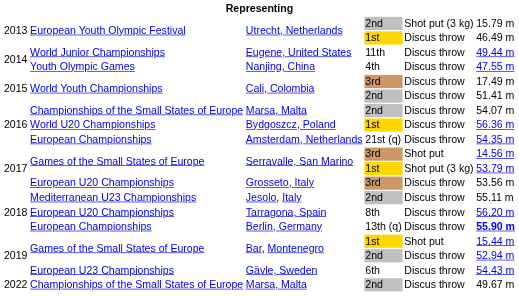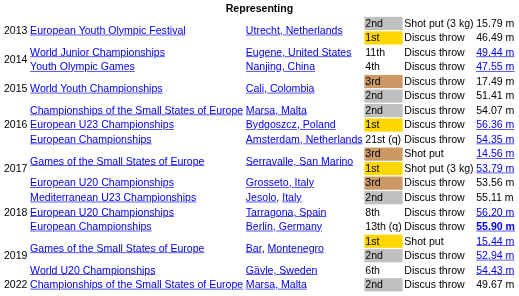(93, 125) World U20 Championships -> (102, 125) European U23 Championships
(102, 270) European U23 Championships -> (93, 270) World U20 Championships
